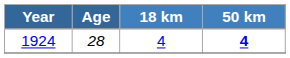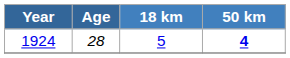(161, 41) 4 -> (161, 41) 5
